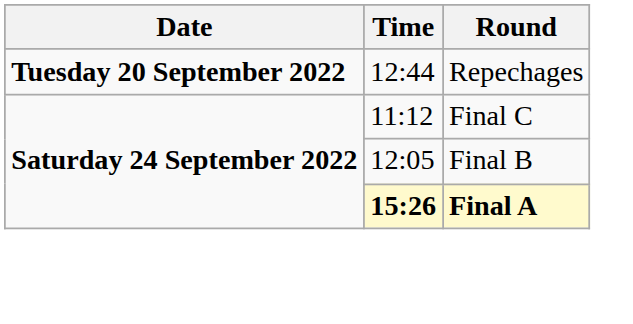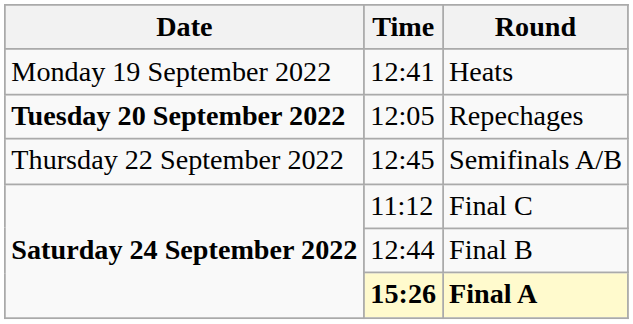+ row: (481, 71)
(402, 71) 12:44 -> (402, 116) 12:05
+ row: (535, 160)
(402, 160) 12:05 -> (402, 250) 12:44
